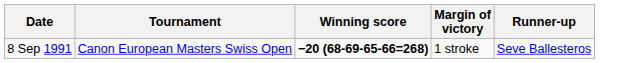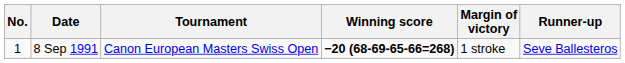+ column: (18, 22)
